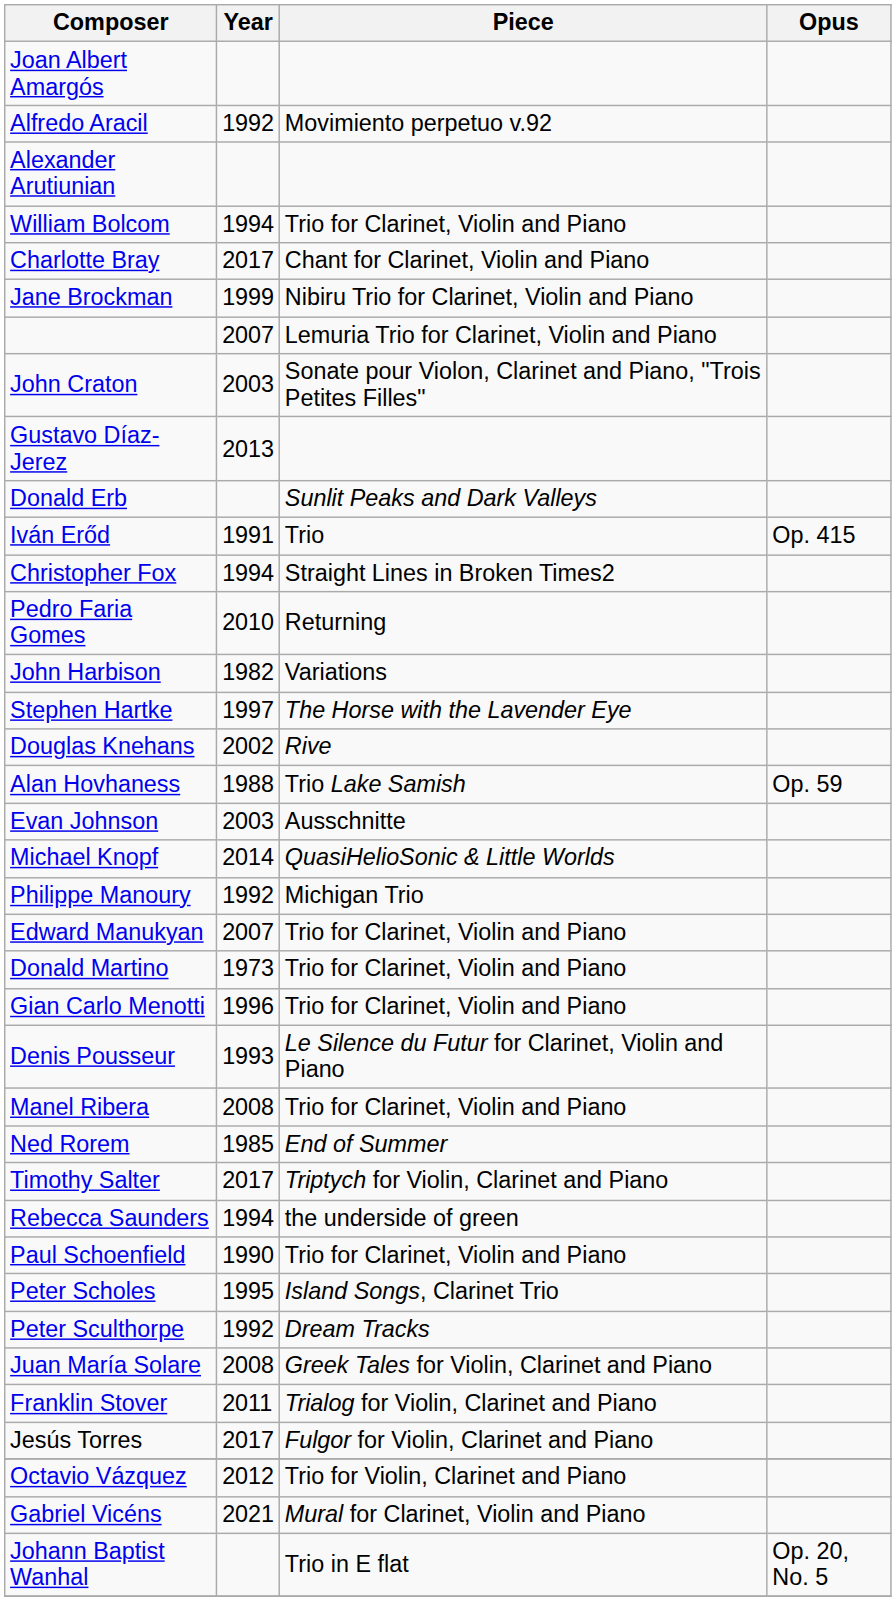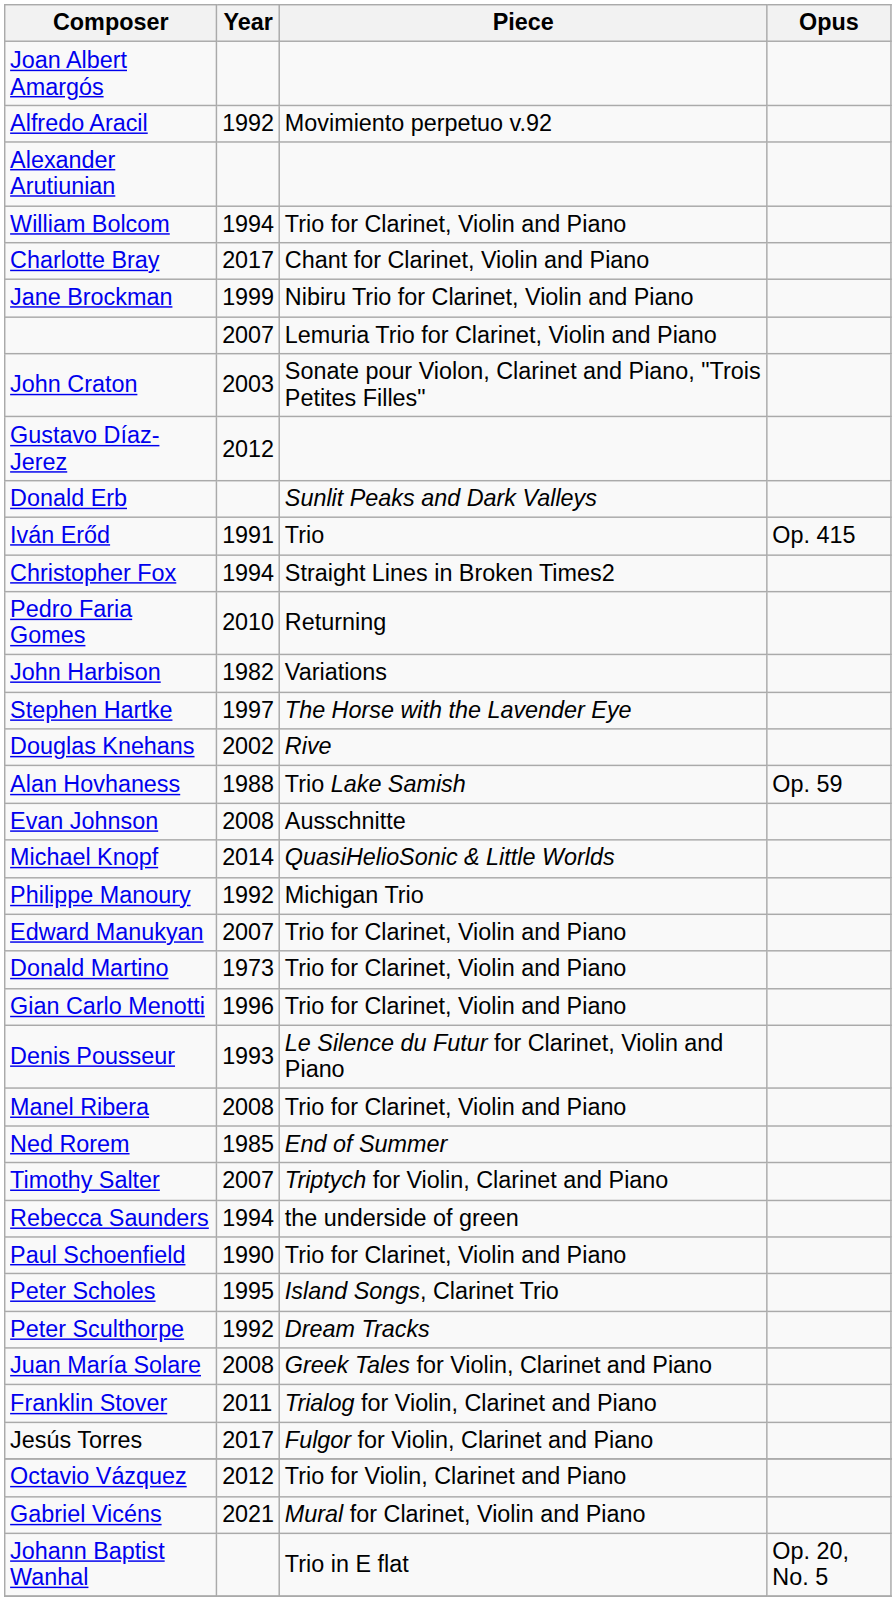(248, 448) 2013 -> (248, 448) 2012
(248, 821) 2003 -> (248, 821) 2008
(248, 1180) 2017 -> (248, 1180) 2007
